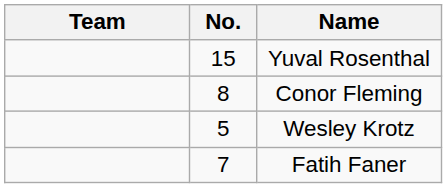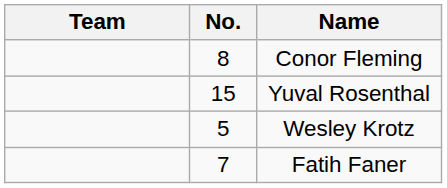rows swapped: (349, 93) <-> (349, 57)
